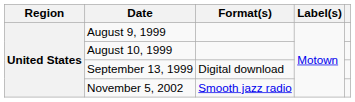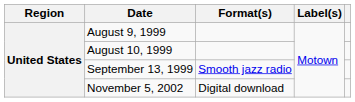(241, 69) Digital download -> (245, 69) Smooth jazz radio
(245, 87) Smooth jazz radio -> (241, 87) Digital download
